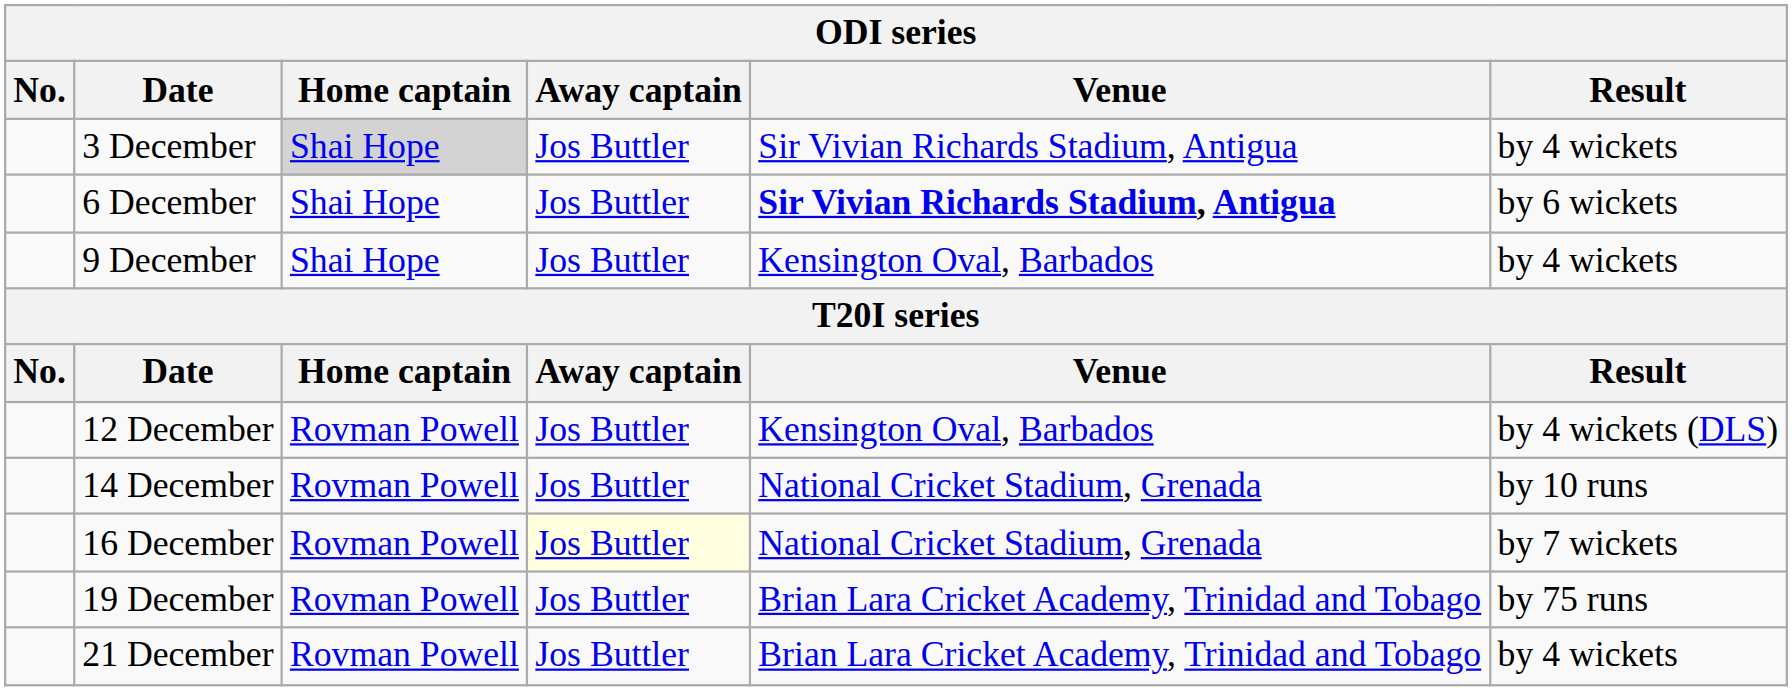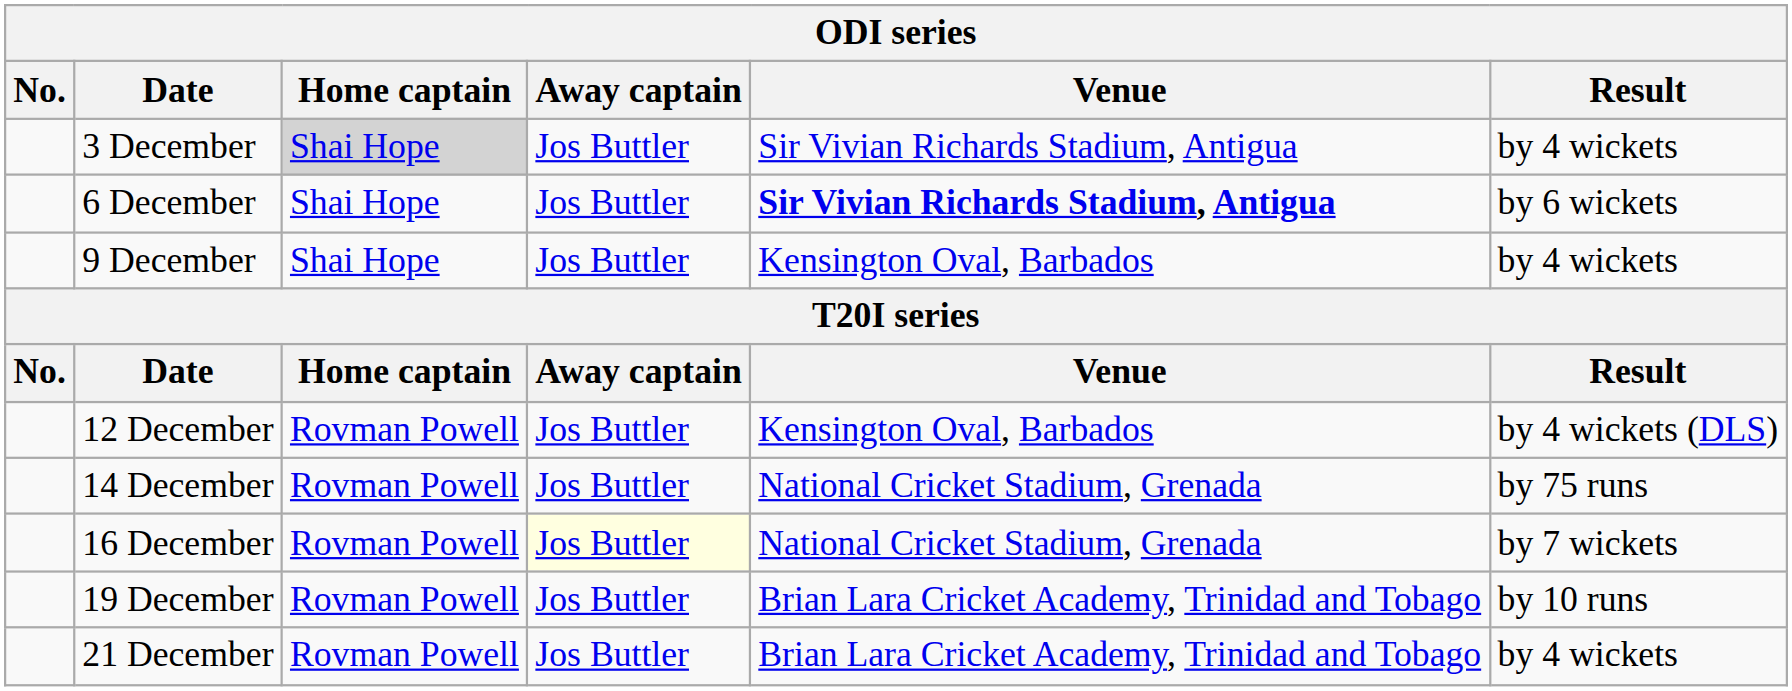(1573, 485) by 10 runs -> (1573, 485) by 75 runs
(1573, 598) by 75 runs -> (1573, 598) by 10 runs
